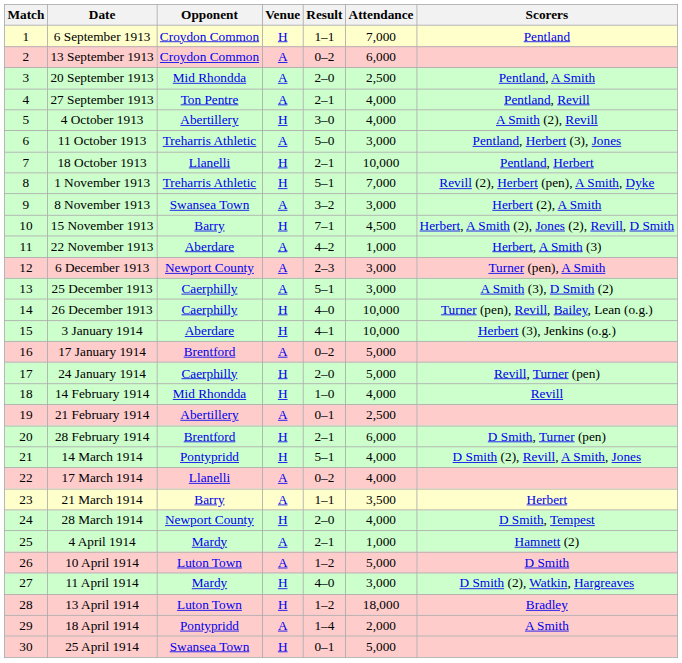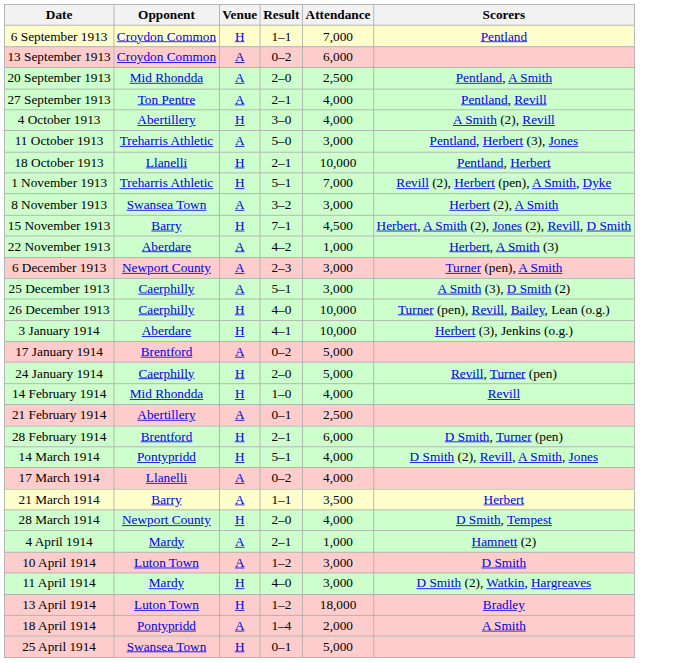- column: (26, 15)
(381, 562) 5,000 -> (338, 562) 3,000
